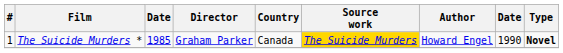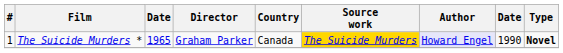(159, 40) 1985 -> (159, 40) 1965
(457, 40) no background -> (457, 40) lavender background
